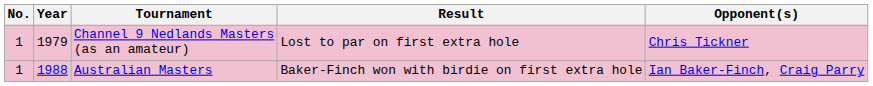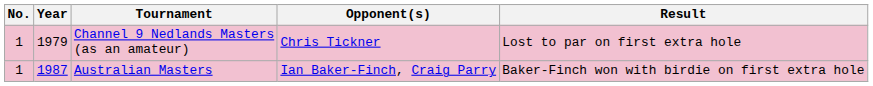columns swapped: (757, 15) <-> (461, 15)
(52, 71) 1988 -> (52, 71) 1987
